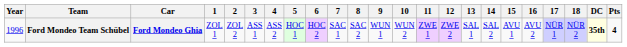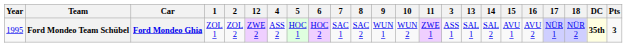columns swapped: (255, 11) <-> (450, 11)
(15, 29) 1996 -> (15, 29) 1995
(614, 29) 4 -> (614, 29) 3
